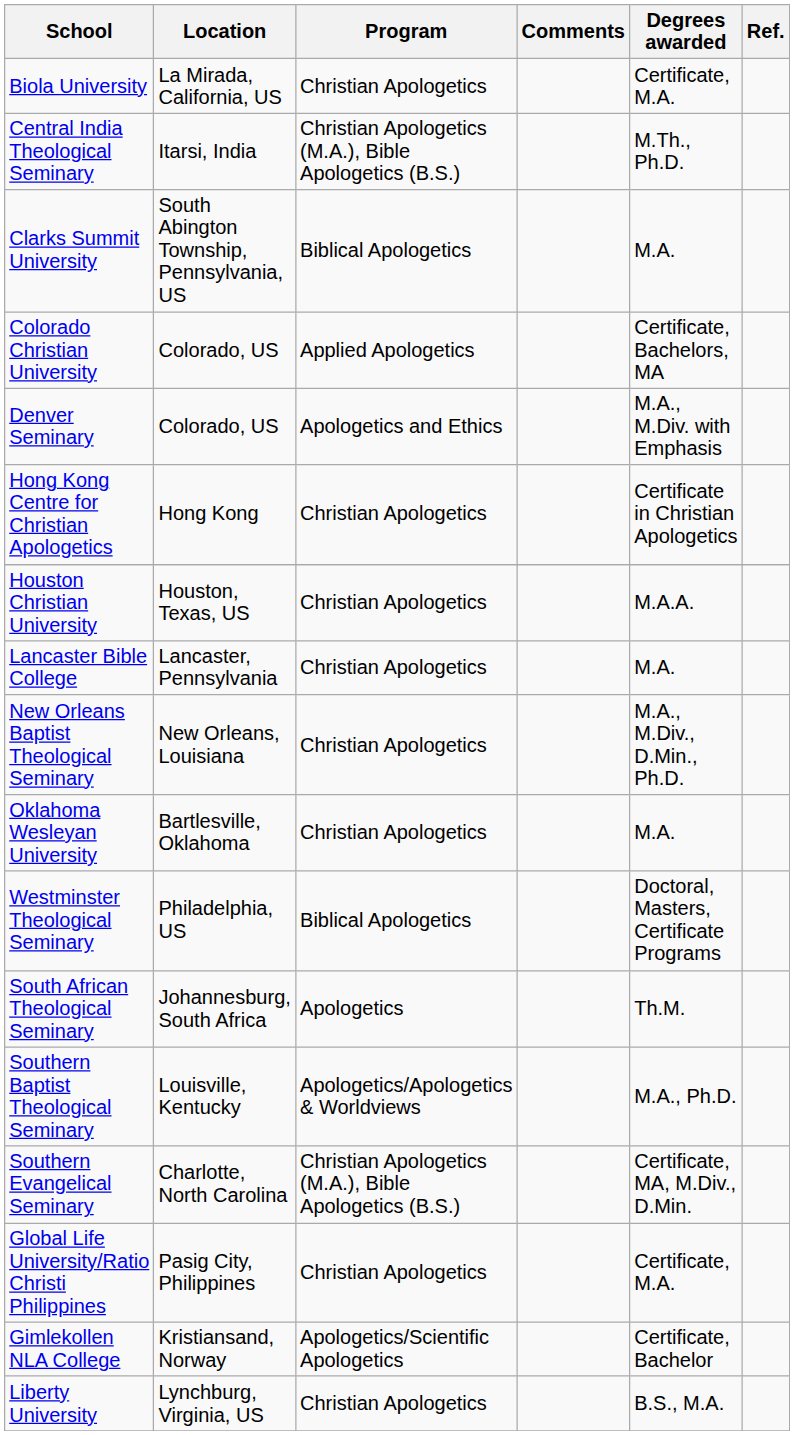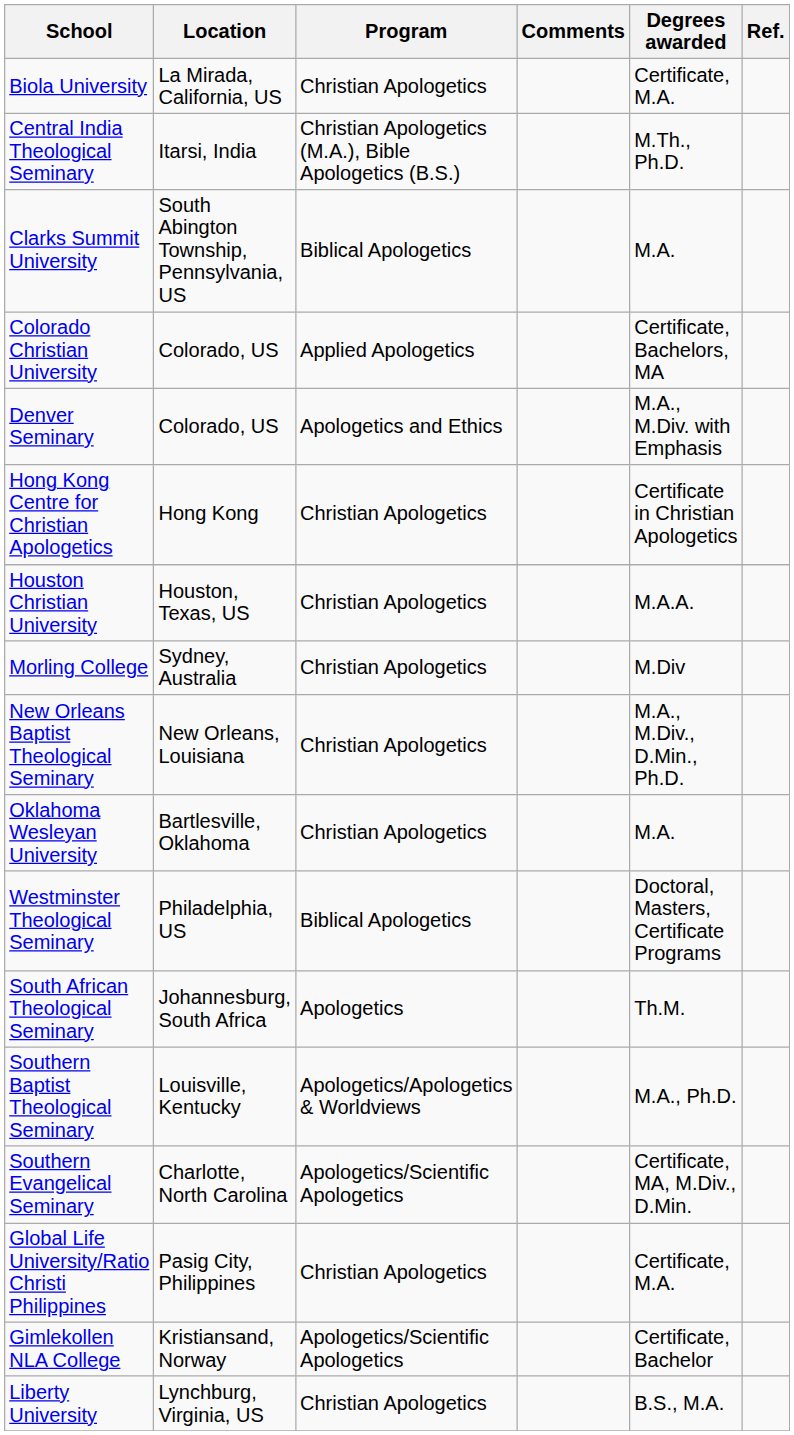- row: (78, 667)
+ row: (79, 667)
(393, 1184) Christian Apologetics (M.A.), Bible Apologetics (B.S.) -> (395, 1184) Apologetics/Scientific Apologetics
